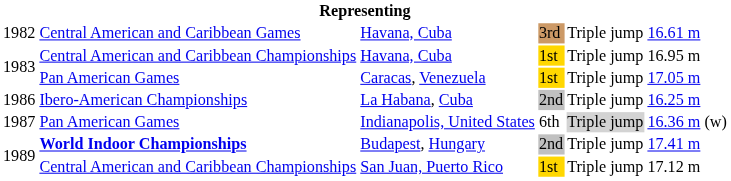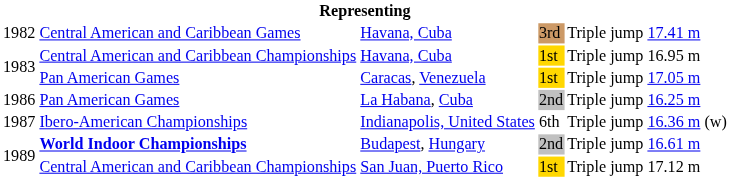(674, 33) 16.61 m -> (674, 33) 17.41 m
(143, 99) Ibero-American Championships -> (109, 99) Pan American Games
(109, 122) Pan American Games -> (143, 122) Ibero-American Championships
(605, 122) lightgrey background -> (605, 122) no background
(674, 144) 17.41 m -> (674, 144) 16.61 m
